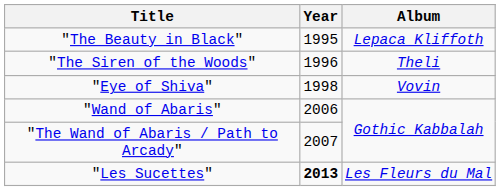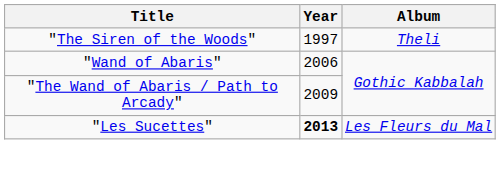- row: (152, 40)
(321, 63) 1996 -> (321, 40) 1997
- row: (152, 87)
(321, 142) 2007 -> (321, 95) 2009
